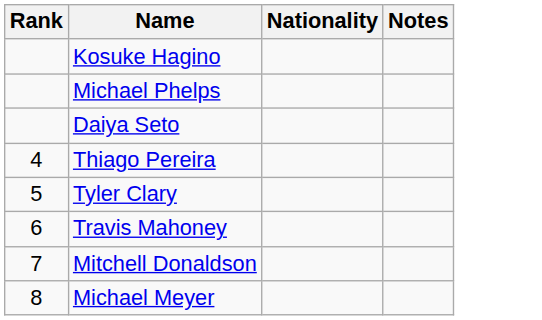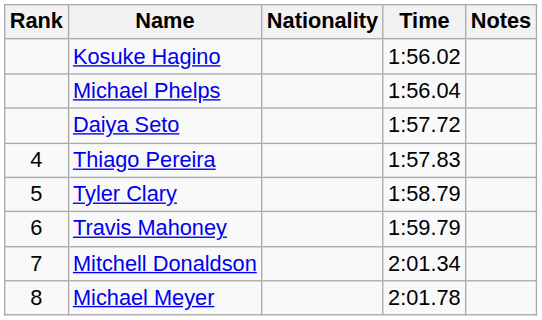+ column: (424, 21)
